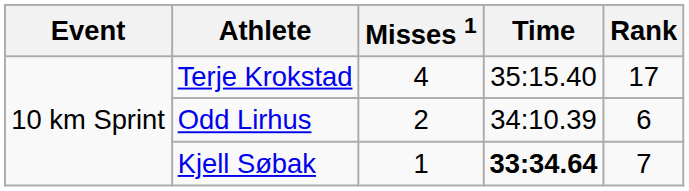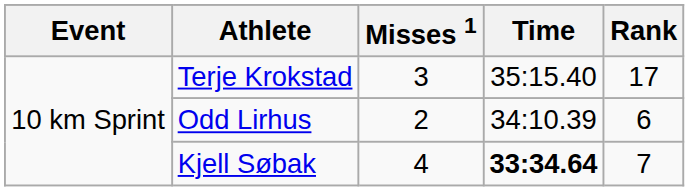(421, 77) 4 -> (421, 77) 3
(421, 164) 1 -> (421, 164) 4
